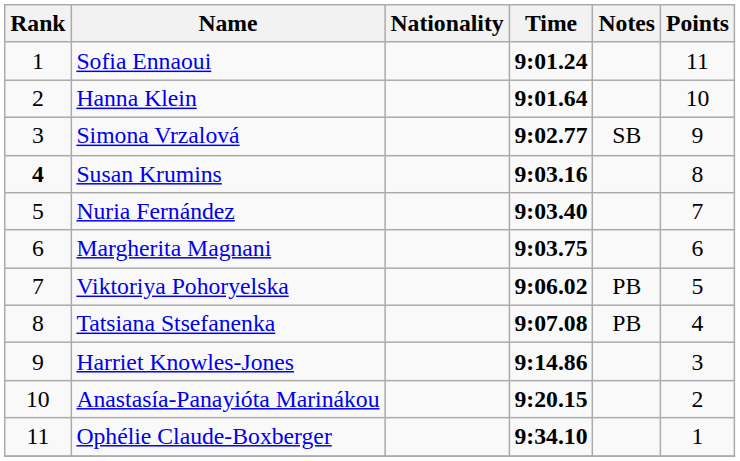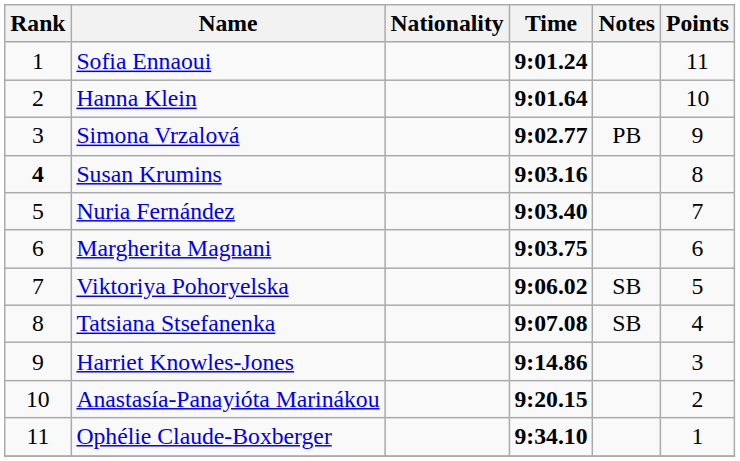(627, 135) SB -> (627, 135) PB
(627, 286) PB -> (627, 286) SB
(627, 323) PB -> (627, 323) SB
